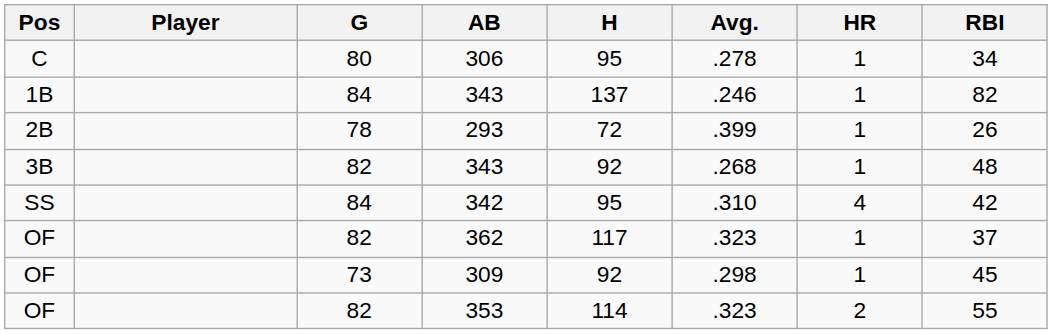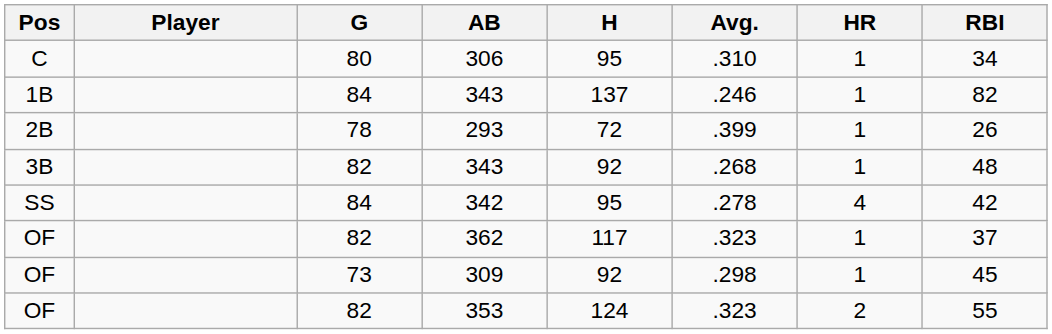(735, 58) .278 -> (735, 58) .310
(735, 202) .310 -> (735, 202) .278
(610, 310) 114 -> (610, 310) 124
